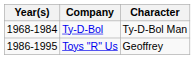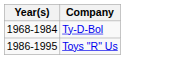- column: (155, 12)
